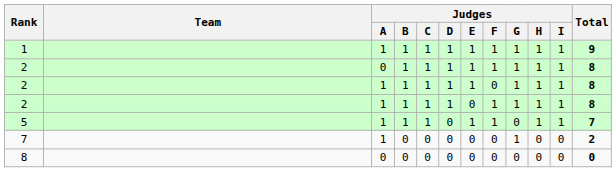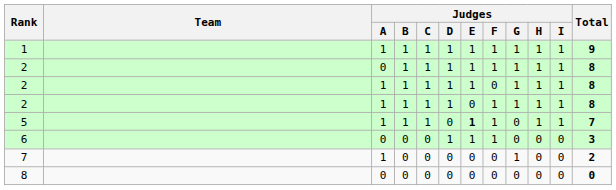(472, 121) normal -> (472, 121) bold
+ row: (24, 139)
